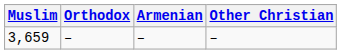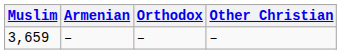columns swapped: (170, 16) <-> (97, 16)
